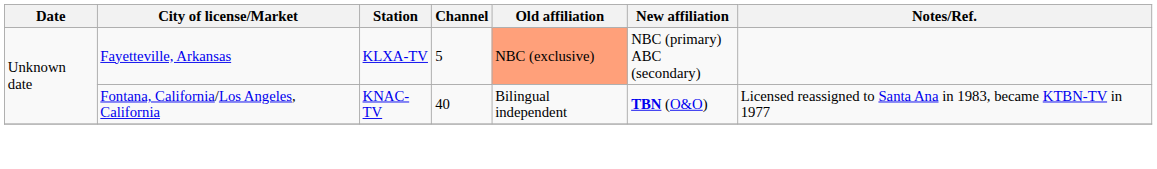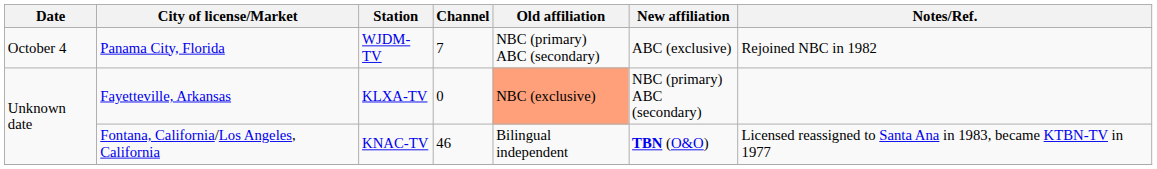+ row: (163, 47)
(439, 56) 5 -> (440, 95) 0
(443, 104) 40 -> (444, 144) 46
